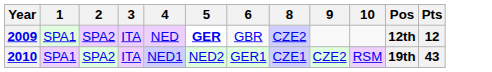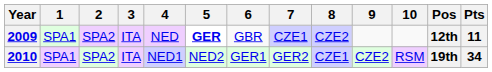+ column: (291, 15)
(432, 36) 12 -> (474, 36) 11
(432, 57) 43 -> (474, 57) 34
